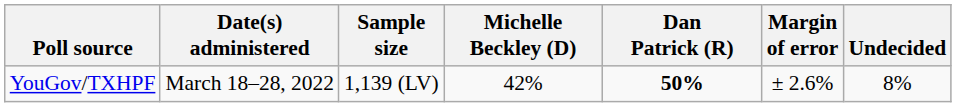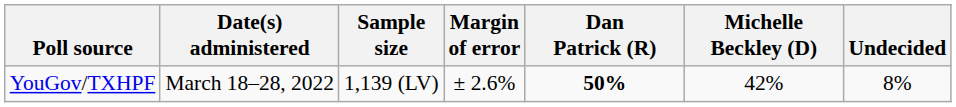columns swapped: (803, 35) <-> (523, 35)
